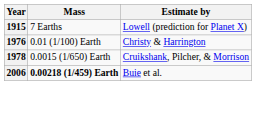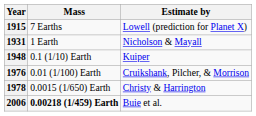+ row: (16, 42)
+ row: (16, 57)
(164, 42) Christy & Harrington -> (186, 73) Cruikshank, Pilcher, & Morrison
(186, 57) Cruikshank, Pilcher, & Morrison -> (164, 88) Christy & Harrington
